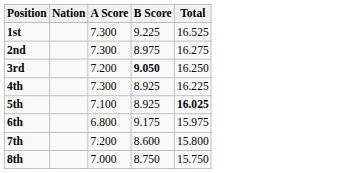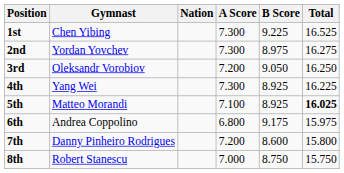+ column: (113, 13)
(147, 68) bold -> (275, 68) normal
